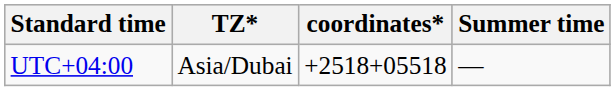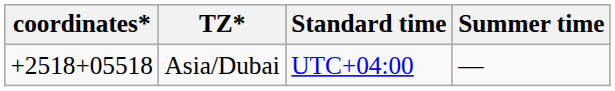columns swapped: (375, 24) <-> (88, 24)
